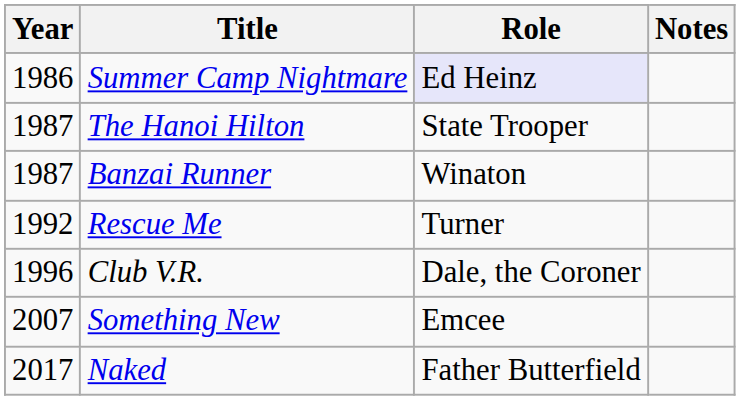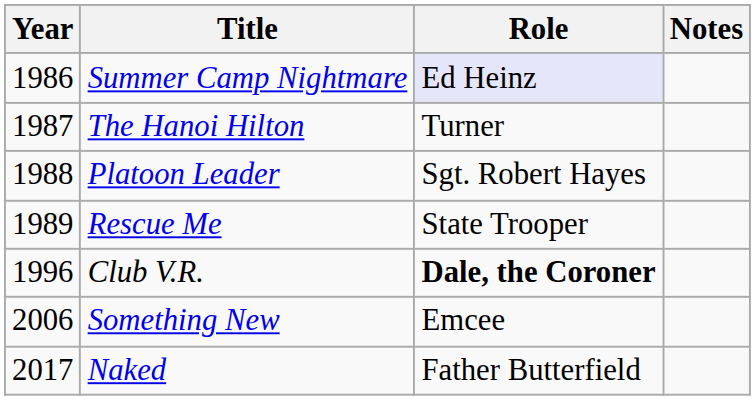(505, 126) State Trooper -> (463, 126) Turner
- row: (179, 175)
+ row: (184, 175)
(43, 223) 1992 -> (43, 223) 1989
(463, 223) Turner -> (505, 223) State Trooper
(531, 272) normal -> (539, 272) bold
(43, 321) 2007 -> (43, 321) 2006
